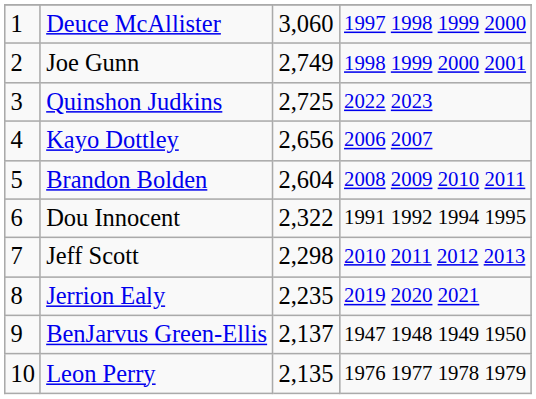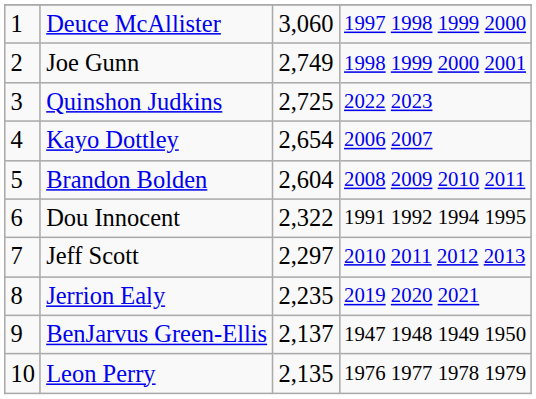(306, 140) 2,656 -> (306, 140) 2,654
(306, 256) 2,298 -> (306, 256) 2,297
